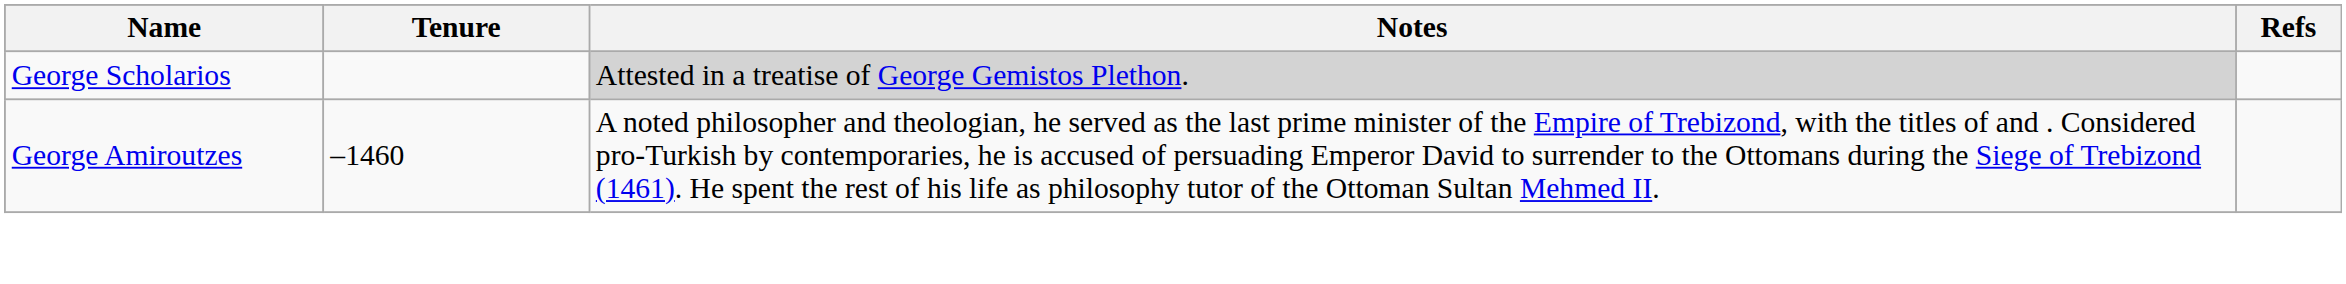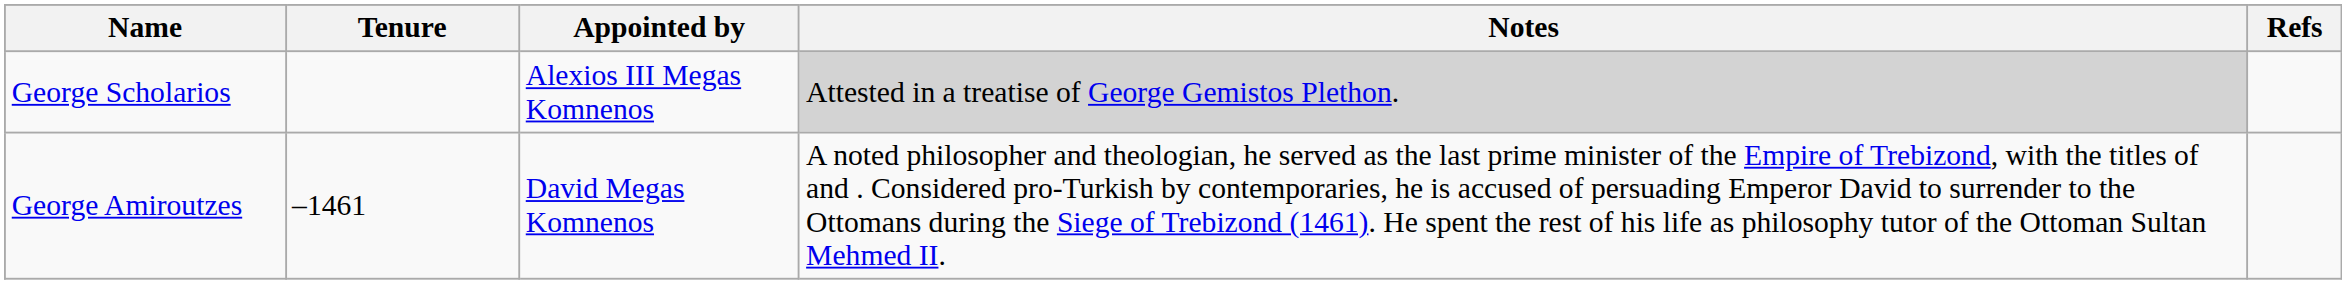+ column: (659, 27)
(367, 155) –1460 -> (329, 205) –1461
